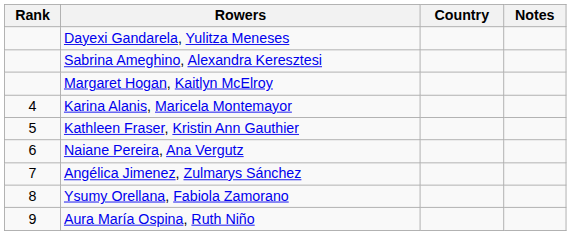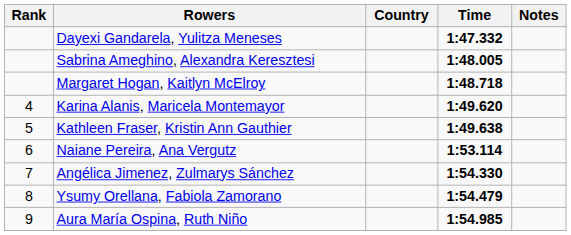+ column: (475, 15)
